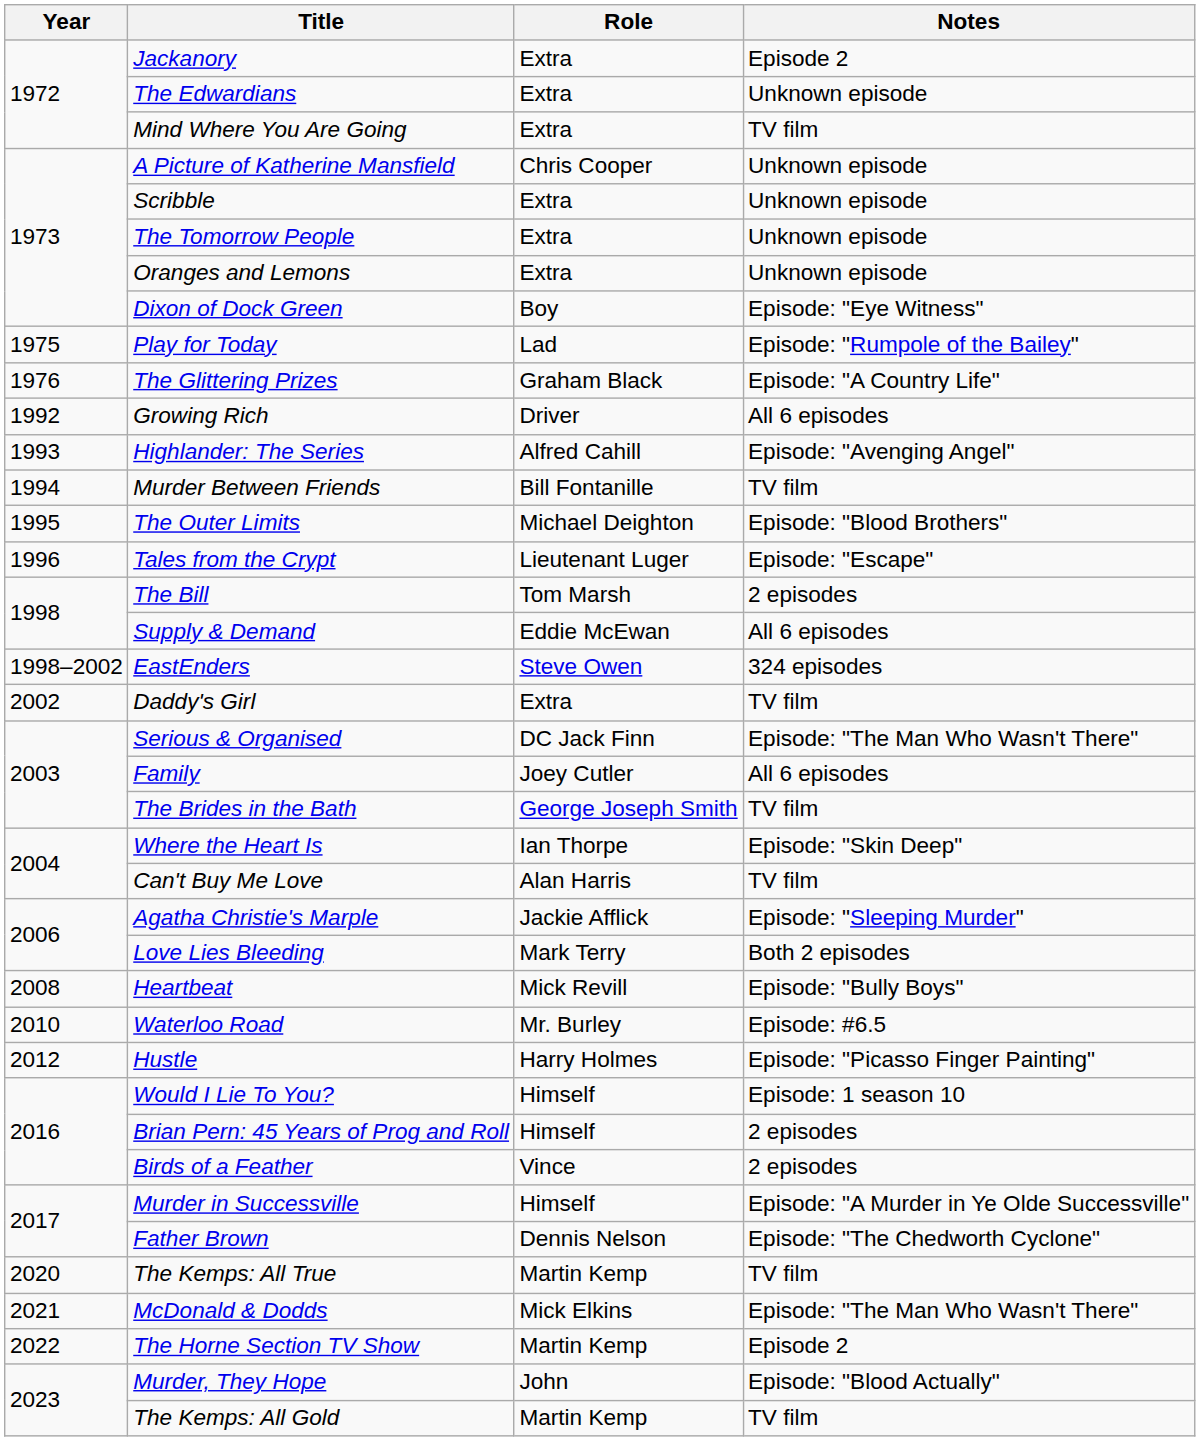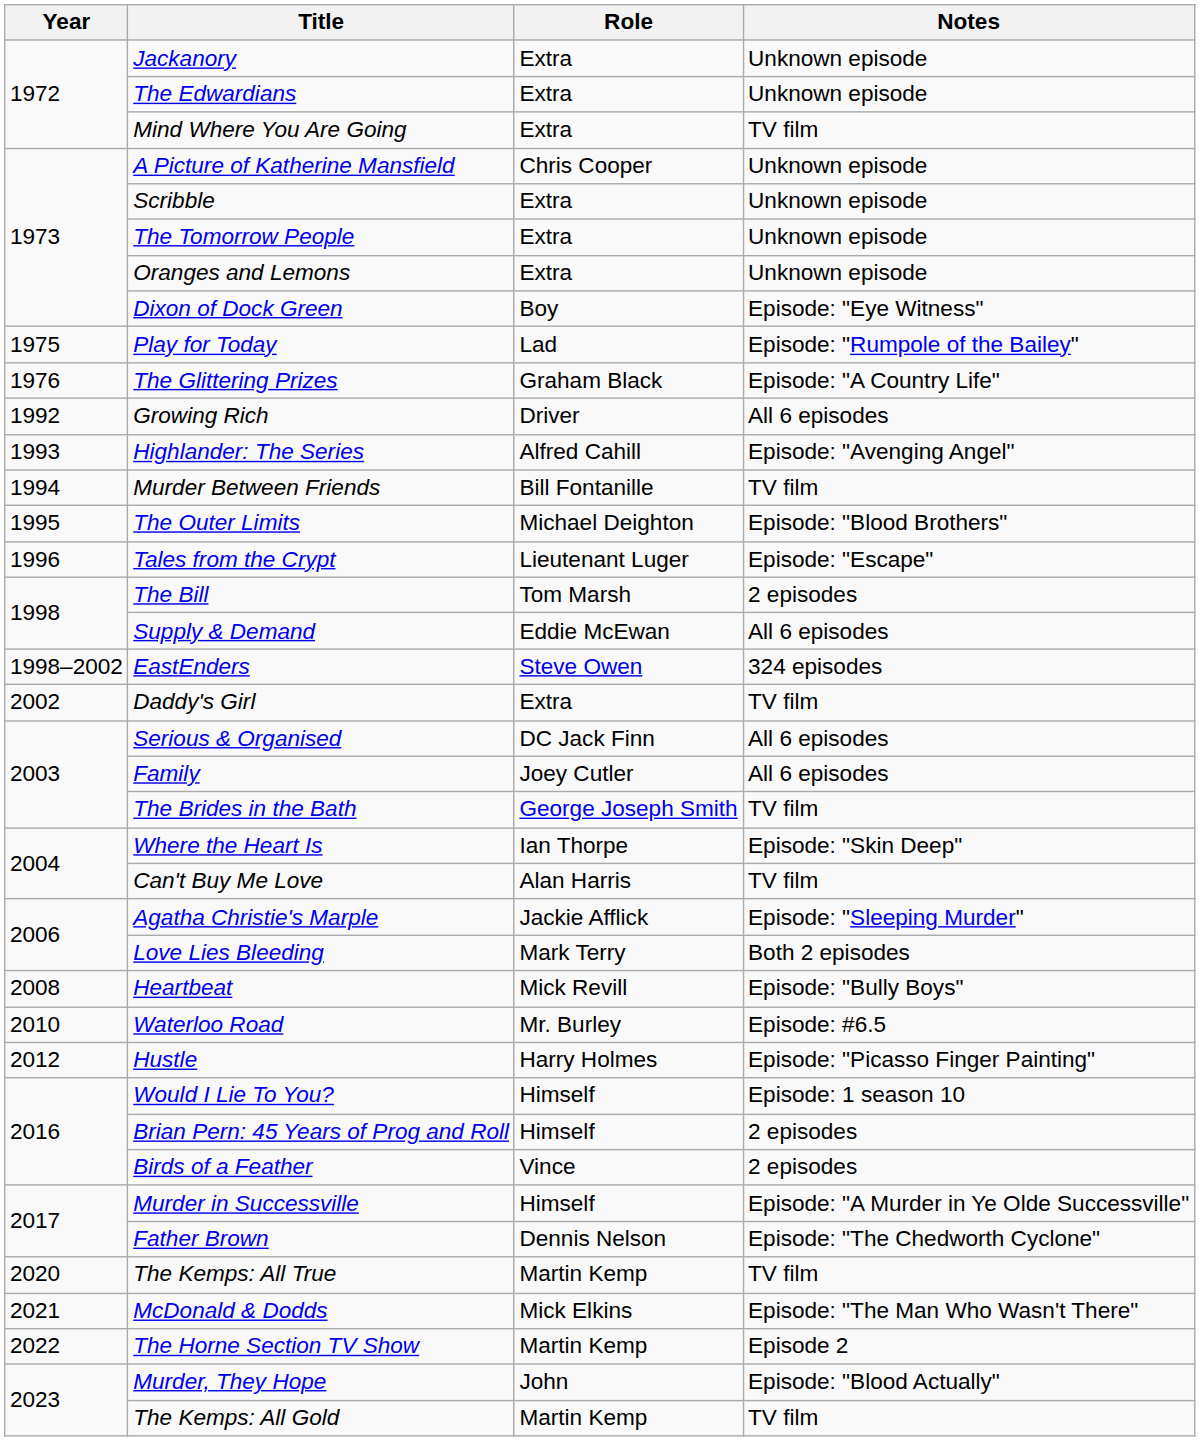(798, 58) Episode 2 -> (838, 58) Unknown episode
(943, 737) Episode: "The Man Who Wasn't There" -> (818, 737) All 6 episodes
